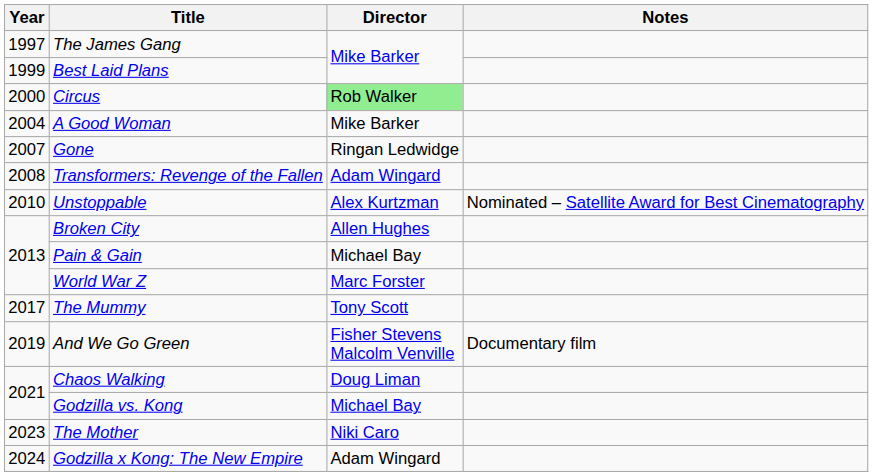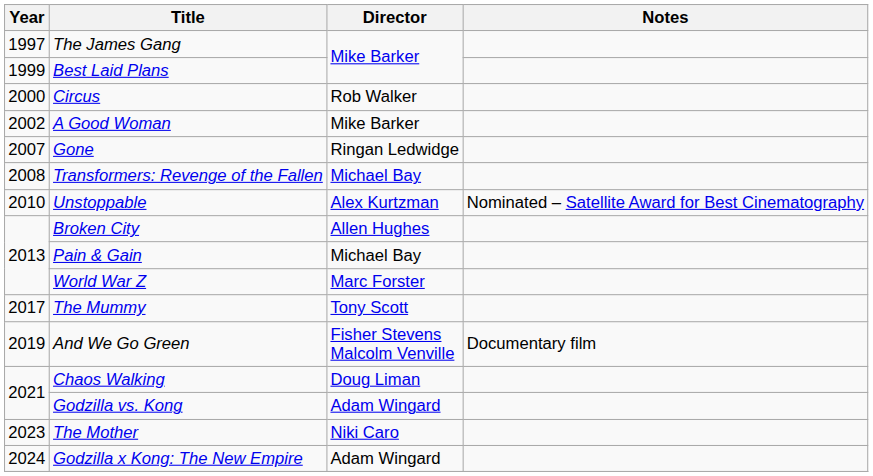(374, 96) lightgreen background -> (374, 96) no background
(27, 123) 2004 -> (27, 123) 2002
(385, 176) Adam Wingard -> (376, 176) Michael Bay
(376, 405) Michael Bay -> (385, 405) Adam Wingard
